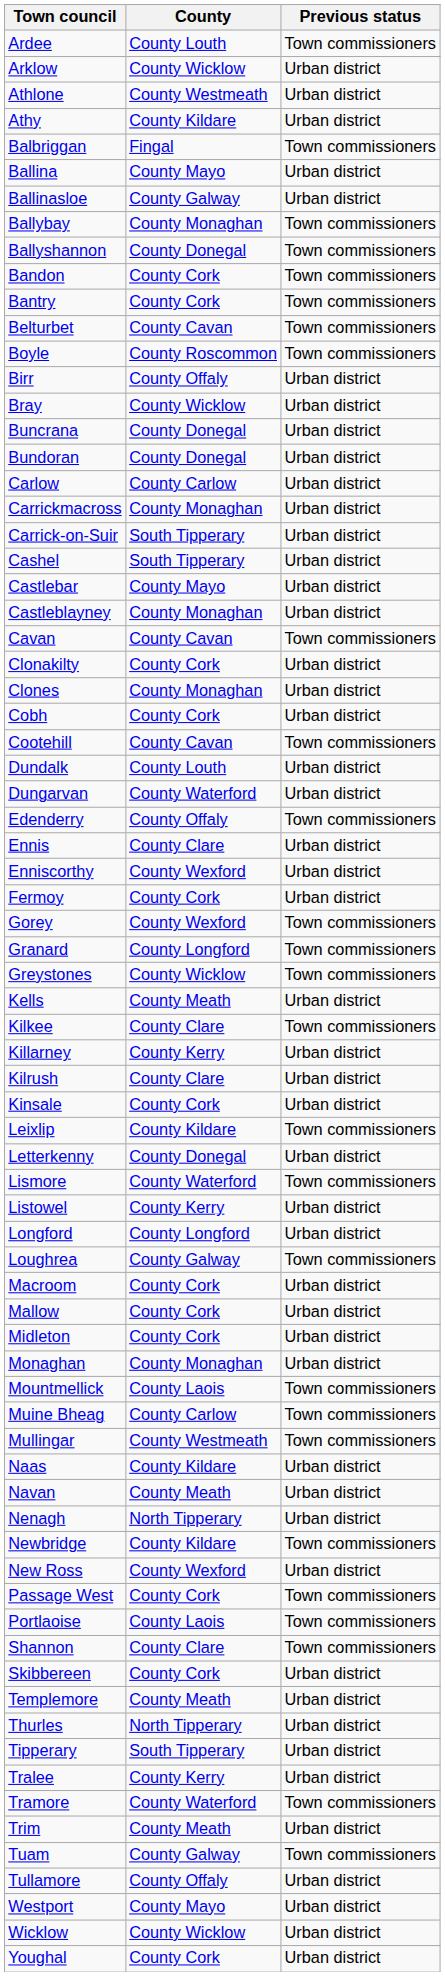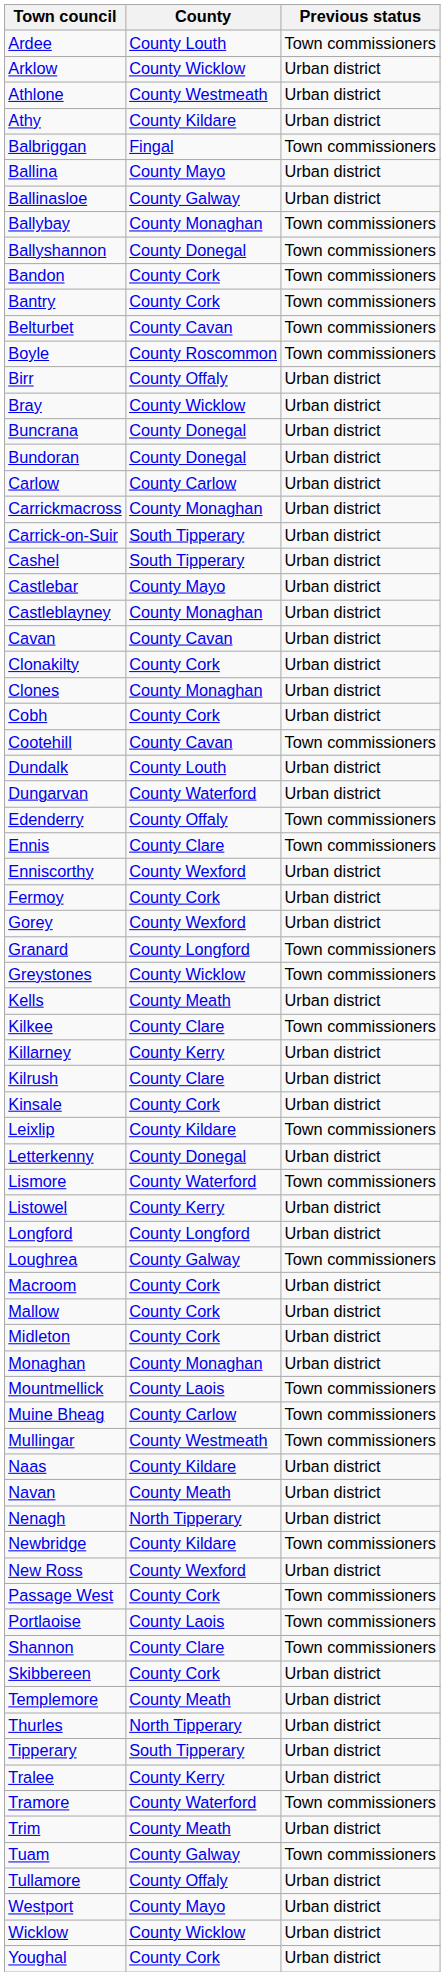(360, 638) Town commissioners -> (333, 638) Urban district
(333, 845) Urban district -> (360, 845) Town commissioners
(360, 923) Town commissioners -> (333, 923) Urban district
